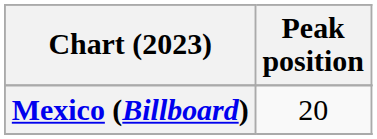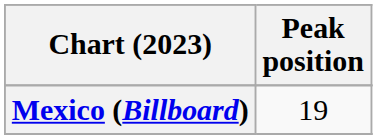(313, 109) 20 -> (313, 109) 19
